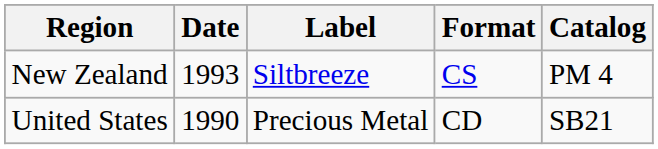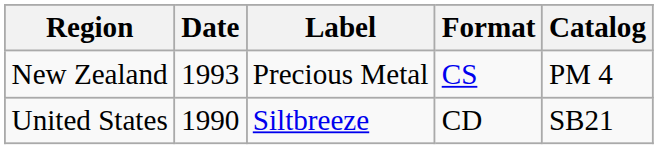(311, 73) Siltbreeze -> (341, 73) Precious Metal
(341, 119) Precious Metal -> (311, 119) Siltbreeze
